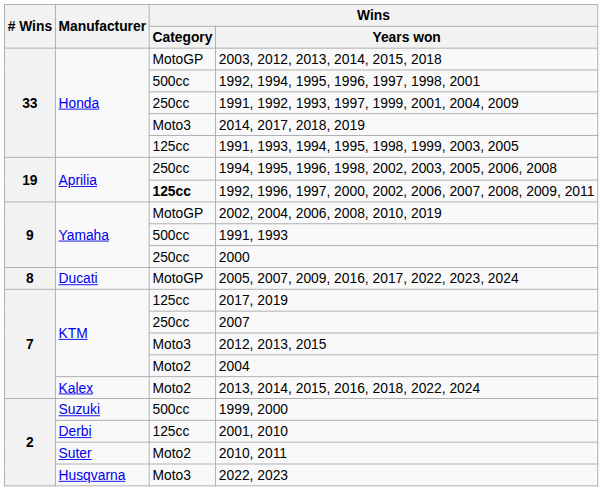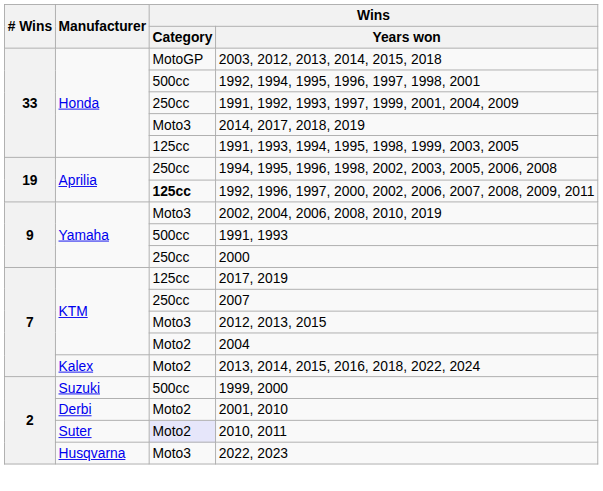(178, 213) MotoGP -> (172, 213) Moto3
- row: (369, 278)
(171, 432) 125cc -> (172, 410) Moto2
(172, 454) no background -> (172, 432) lavender background
